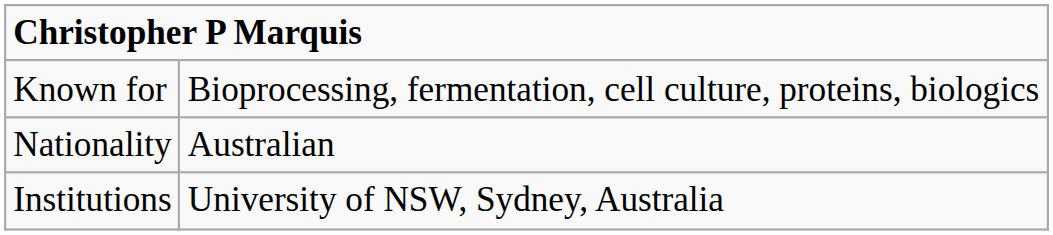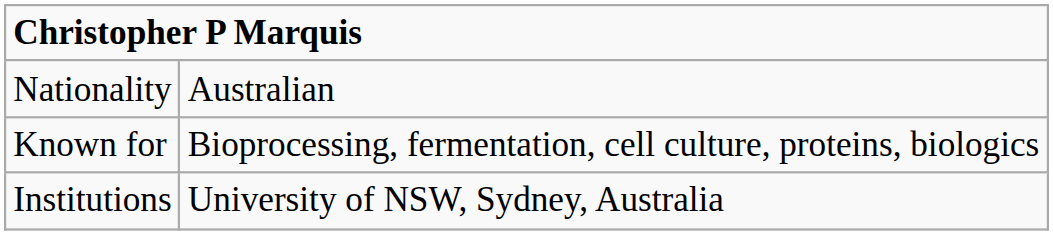rows swapped: (92, 144) <-> (90, 88)
